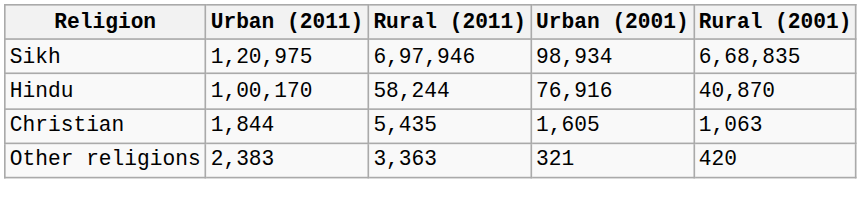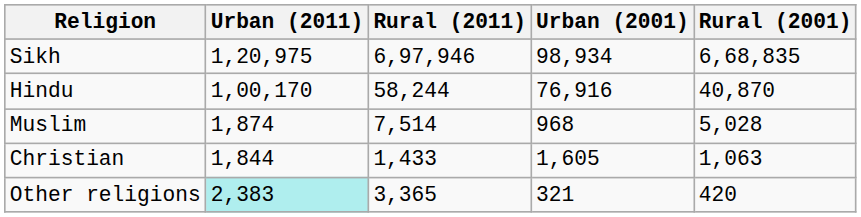+ row: (48, 126)
(405, 126) 5,435 -> (405, 160) 1,433
(243, 160) no background -> (243, 195) paleturquoise background
(405, 160) 3,363 -> (405, 195) 3,365
